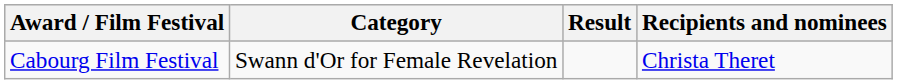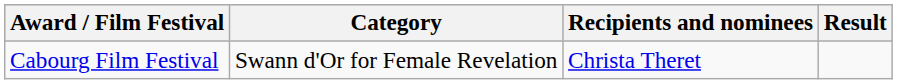columns swapped: (764, 22) <-> (600, 22)
